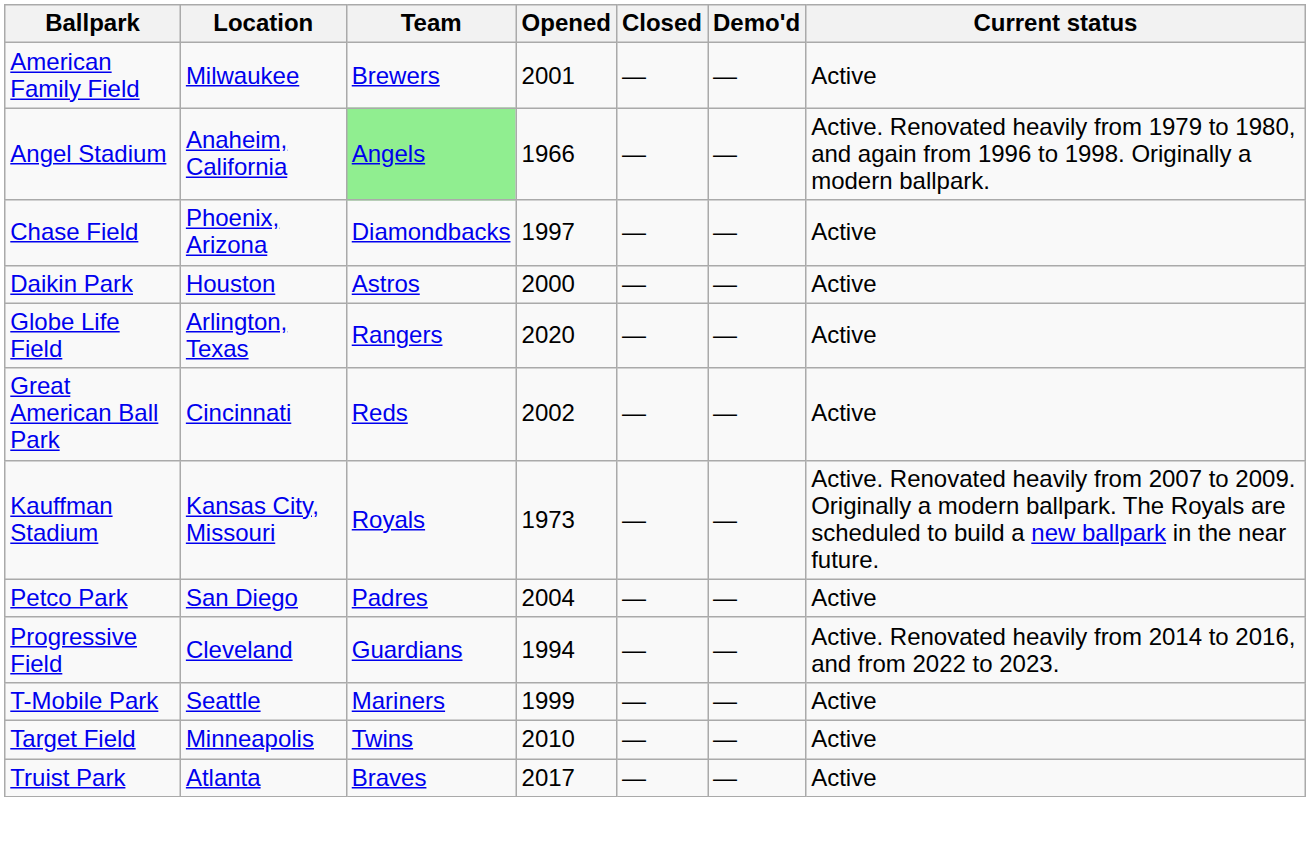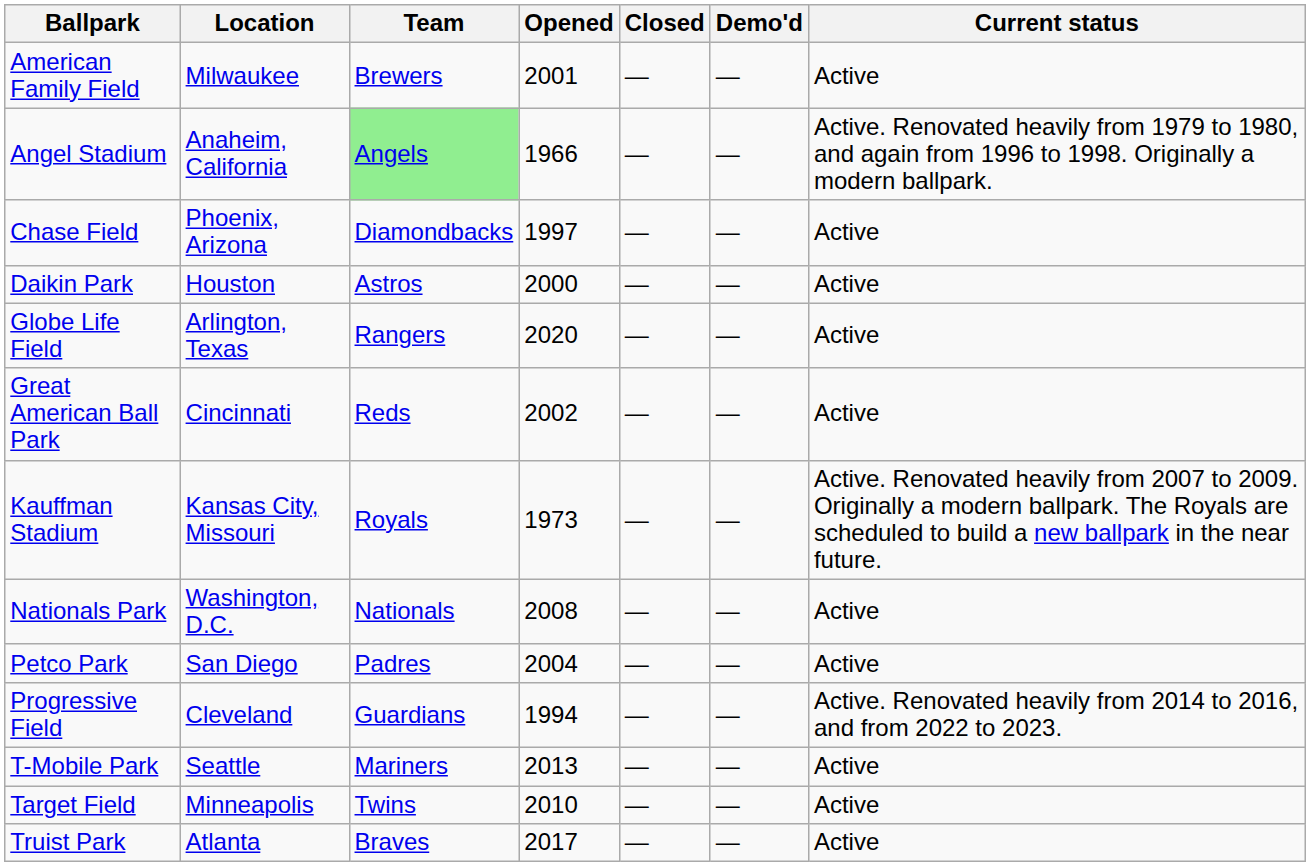+ row: (88, 611)
(548, 701) 1999 -> (551, 766) 2013
